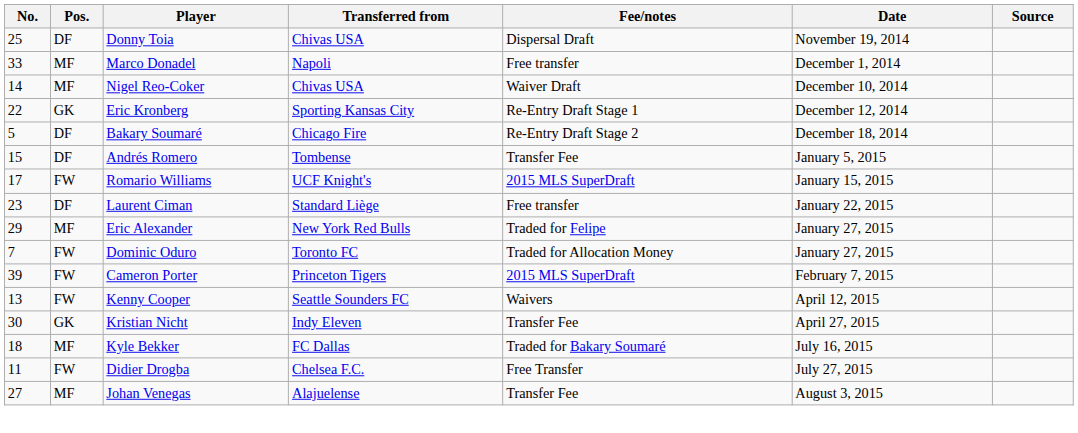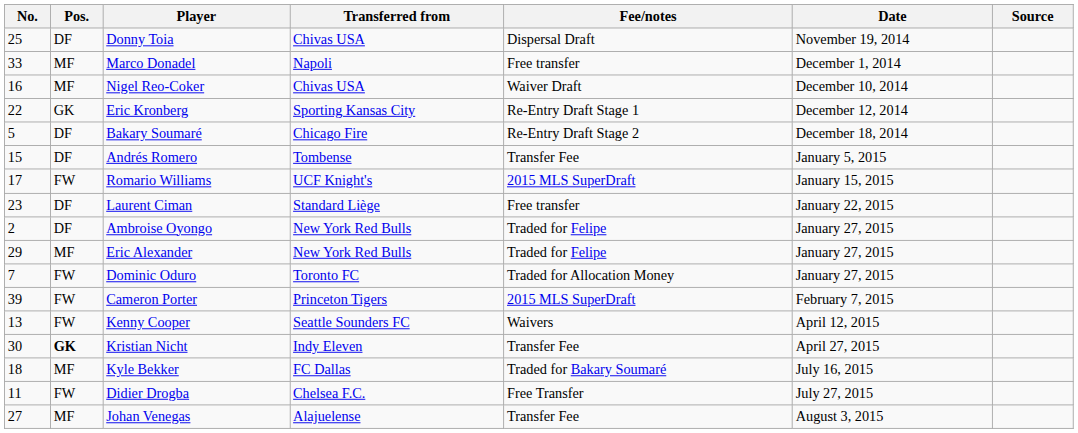(15, 87) 14 -> (15, 87) 16
+ row: (159, 228)
(64, 322) normal -> (65, 346) bold
